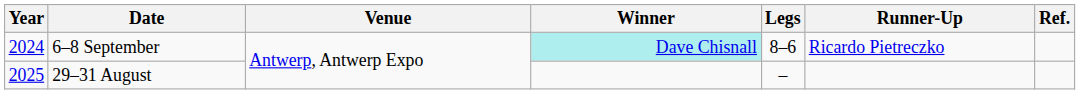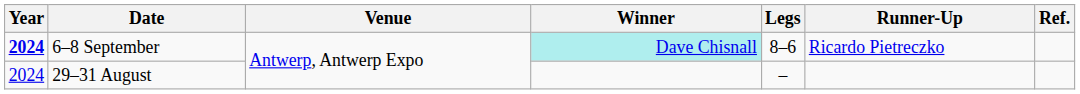(26, 46) normal -> (26, 46) bold
(26, 74) 2025 -> (26, 74) 2024
